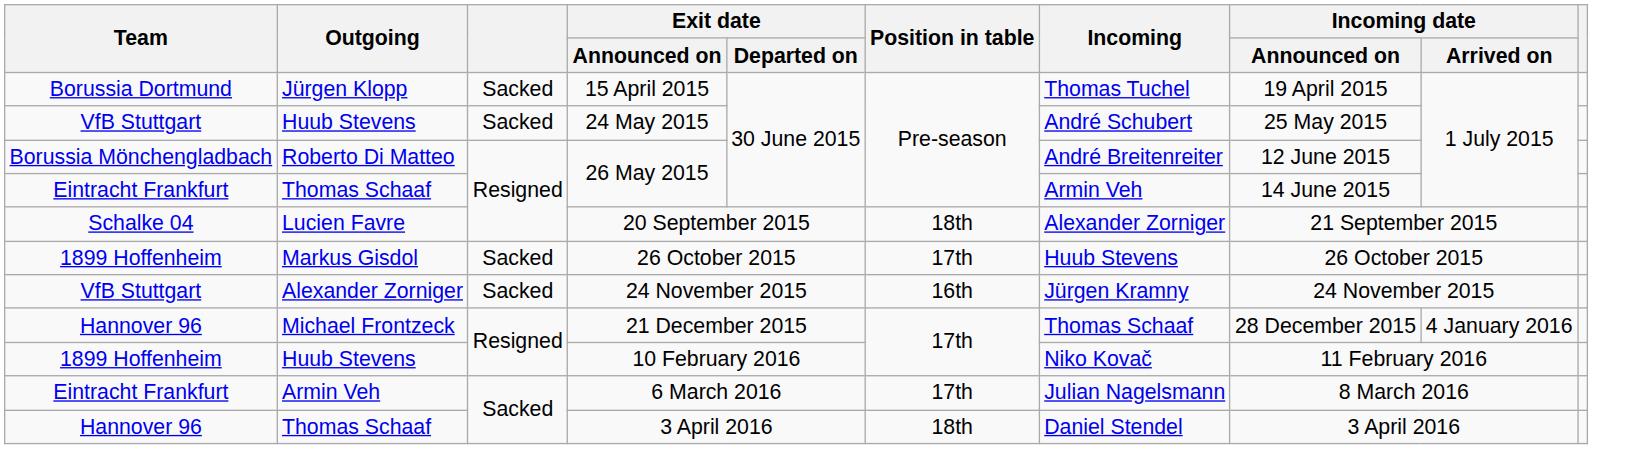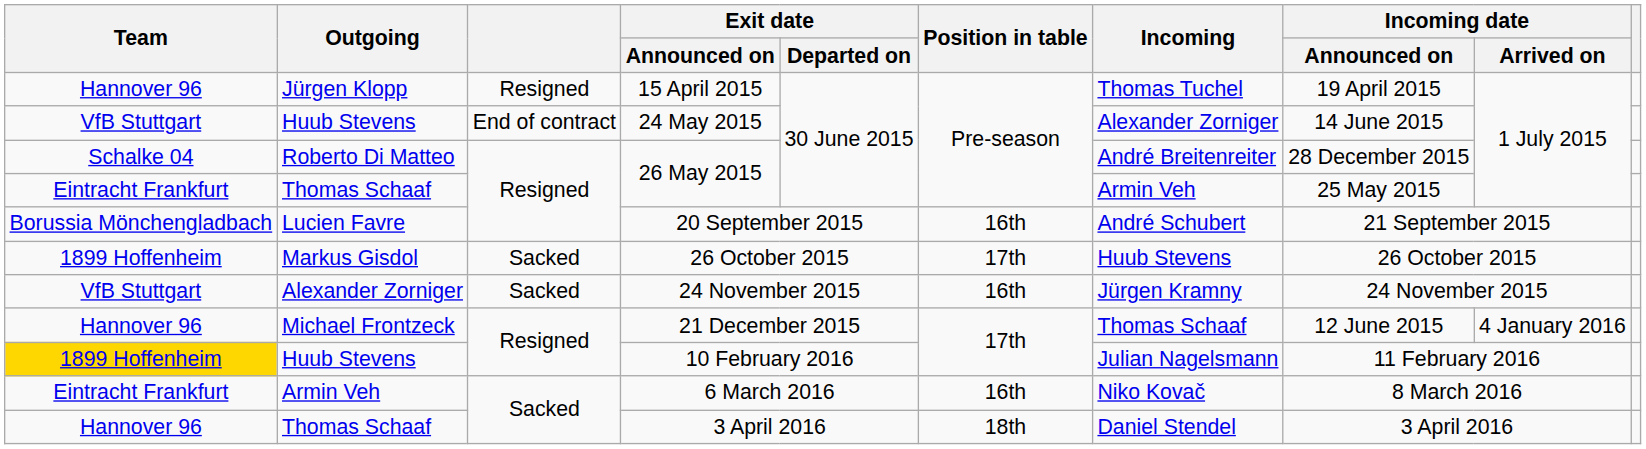(141, 88) Borussia Dortmund -> (141, 88) Hannover 96
(518, 88) Sacked -> (544, 88) Resigned
(518, 122) Sacked -> (544, 122) End of contract
(1118, 122) André Schubert -> (1188, 122) Alexander Zorniger
(1326, 122) 25 May 2015 -> (1379, 122) 14 June 2015
(141, 156) Borussia Mönchengladbach -> (141, 156) Schalke 04
(1326, 156) 12 June 2015 -> (1379, 156) 28 December 2015
(1326, 190) 14 June 2015 -> (1379, 190) 25 May 2015
(141, 223) Schalke 04 -> (141, 223) Borussia Mönchengladbach
(952, 223) 18th -> (1005, 223) 16th
(1135, 223) Alexander Zorniger -> (1171, 223) André Schubert
(1326, 325) 28 December 2015 -> (1379, 325) 12 June 2015
(141, 358) no background -> (141, 358) gold background
(1098, 358) Niko Kovač -> (1188, 358) Julian Nagelsmann
(952, 392) 17th -> (1005, 392) 16th
(1135, 392) Julian Nagelsmann -> (1151, 392) Niko Kovač
